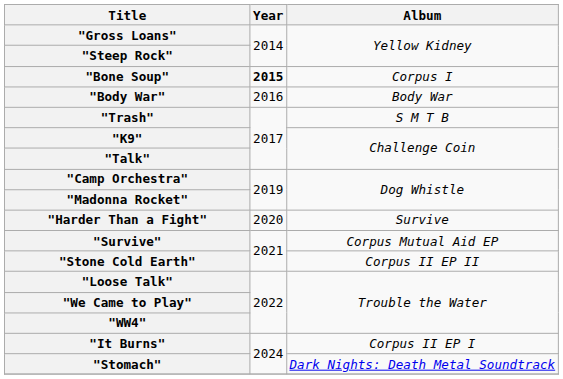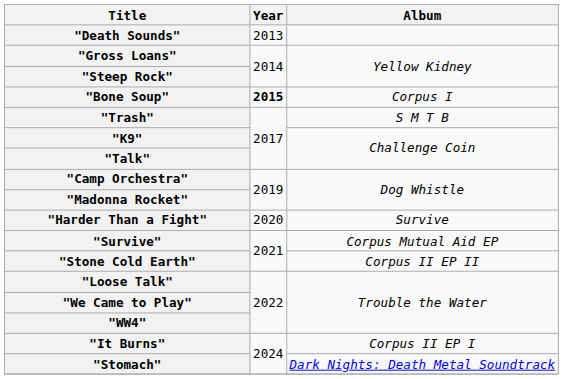+ row: (127, 35)
- row: (127, 97)
